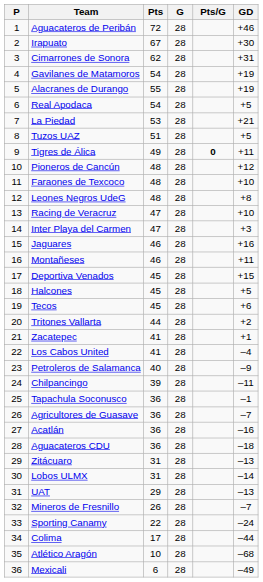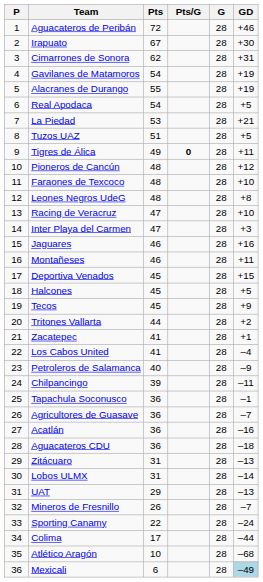columns swapped: (180, 12) <-> (213, 12)
(246, 306) +6 -> (246, 306) +9
(246, 569) no background -> (246, 569) lightblue background
